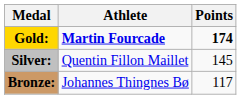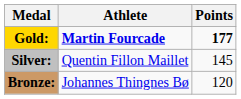(222, 37) 174 -> (222, 37) 177
(223, 82) 117 -> (222, 82) 120
